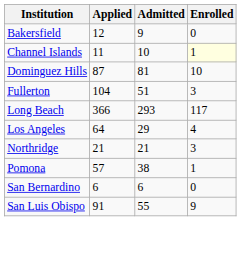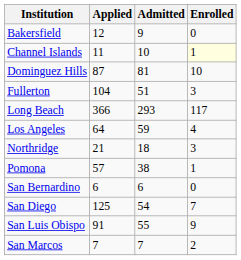(143, 129) 29 -> (143, 129) 59
(143, 149) 21 -> (143, 149) 18
+ row: (32, 206)
+ row: (35, 245)
